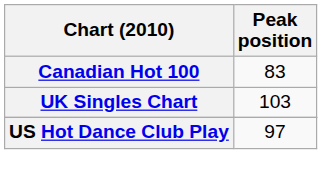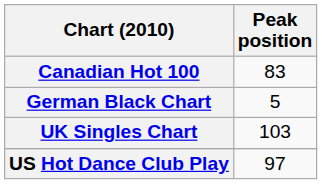+ row: (119, 102)
